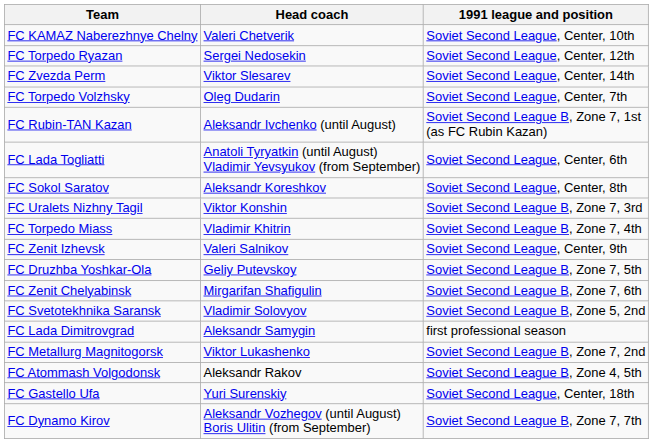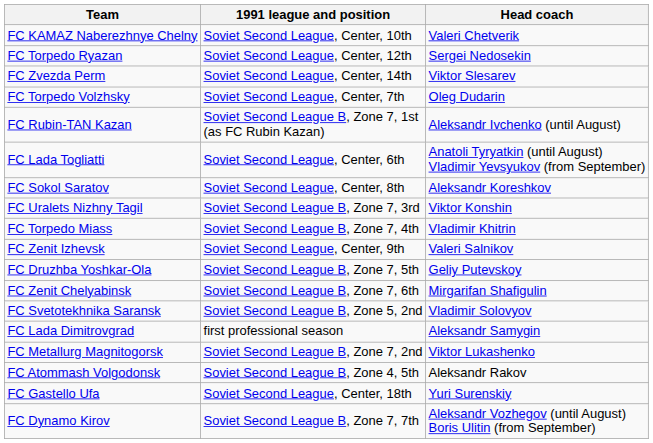columns swapped: (536, 14) <-> (312, 14)
